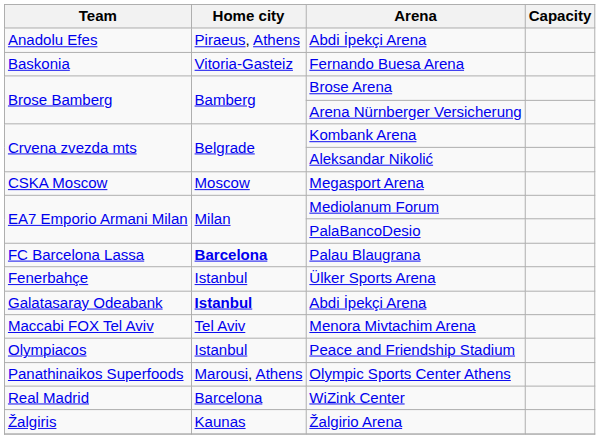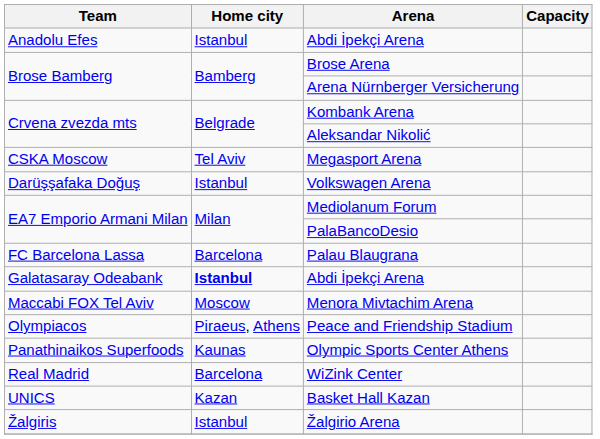(247, 40) Piraeus, Athens -> (221, 40) Istanbul
- row: (39, 64)
(222, 183) Moscow -> (220, 159) Tel Aviv
+ row: (74, 183)
(231, 254) bold -> (228, 254) normal
- row: (48, 278)
(220, 326) Tel Aviv -> (222, 302) Moscow
(221, 350) Istanbul -> (247, 326) Piraeus, Athens
(249, 374) Marousi, Athens -> (220, 350) Kaunas
+ row: (31, 398)
(220, 421) Kaunas -> (221, 421) Istanbul
